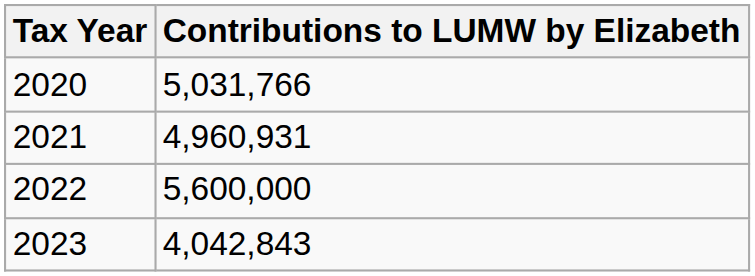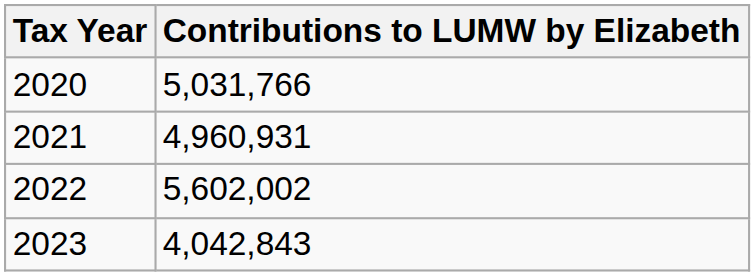(237, 190) 5,600,000 -> (237, 190) 5,602,002
